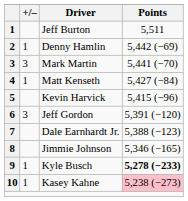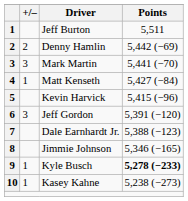(25, 47) 1 -> (25, 47) 2
(153, 183) pink background -> (153, 183) no background
